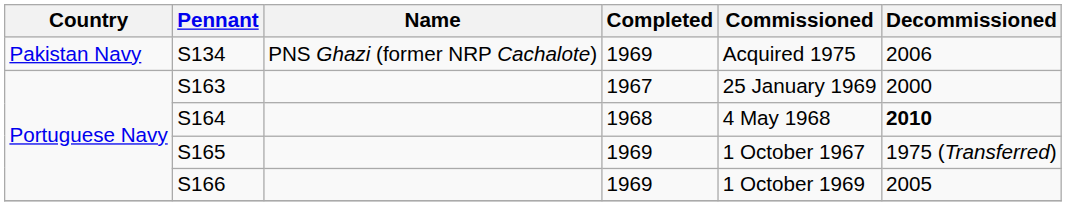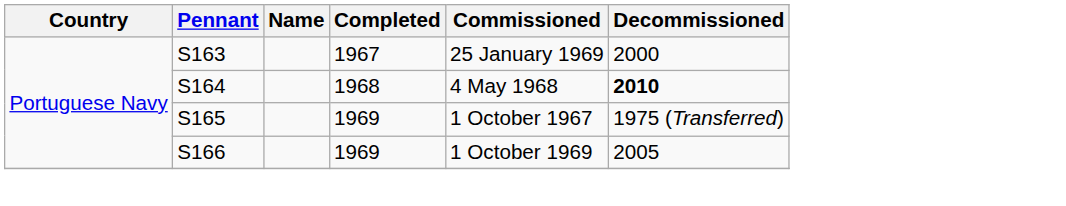- row: (201, 53)
